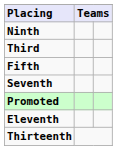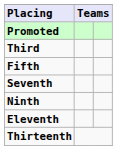rows swapped: (33, 101) <-> (23, 31)
